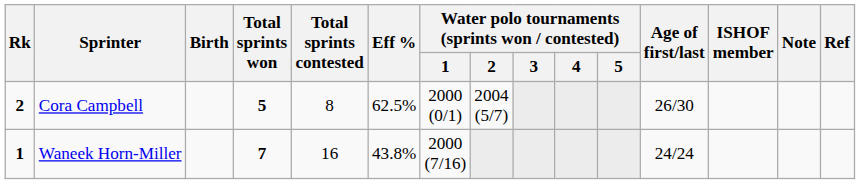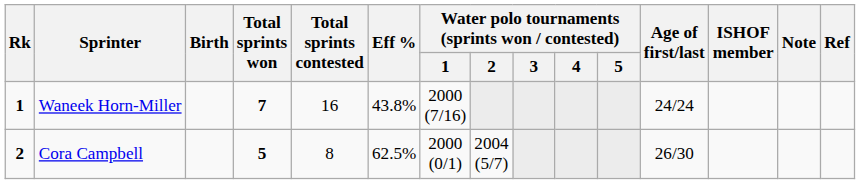rows swapped: (110, 153) <-> (91, 105)
